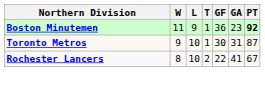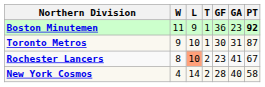(194, 58) no background -> (194, 58) lightsalmon background
(220, 58) 22 -> (220, 58) 23
+ row: (49, 74)
